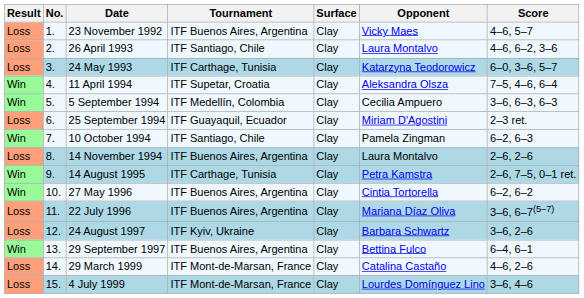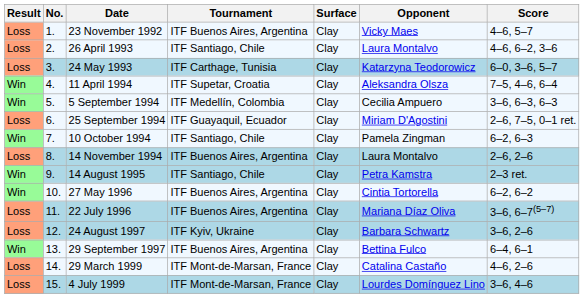(509, 120) 2–3 ret. -> (533, 120) 2–6, 7–5, 0–1 ret.
(223, 173) ITF Carthage, Tunisia -> (218, 173) ITF Santiago, Chile
(533, 173) 2–6, 7–5, 0–1 ret. -> (509, 173) 2–3 ret.
